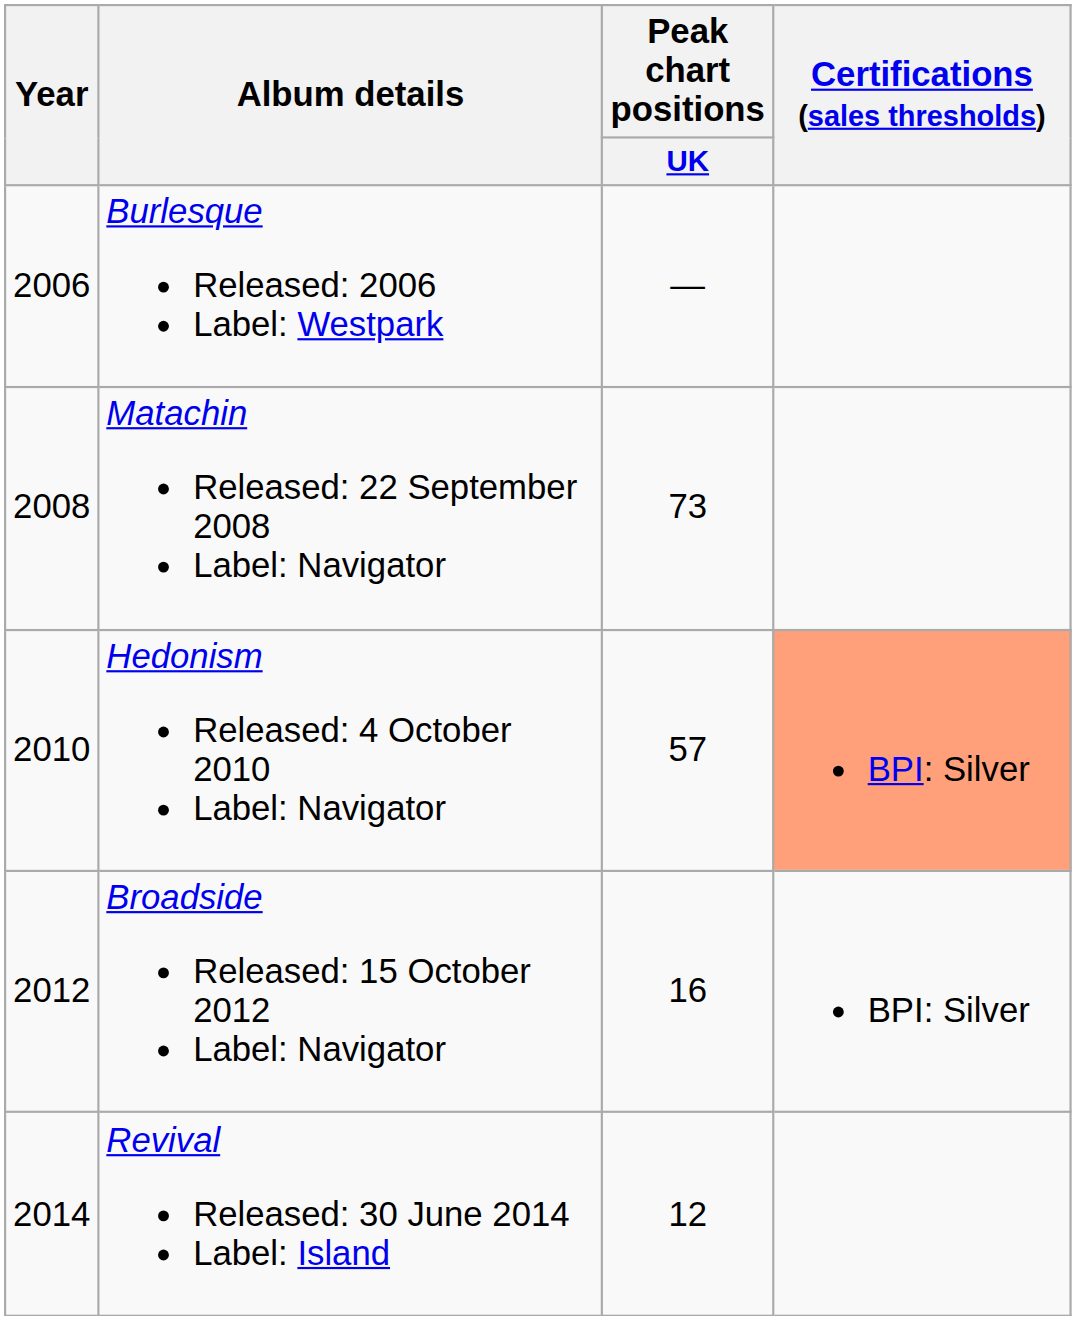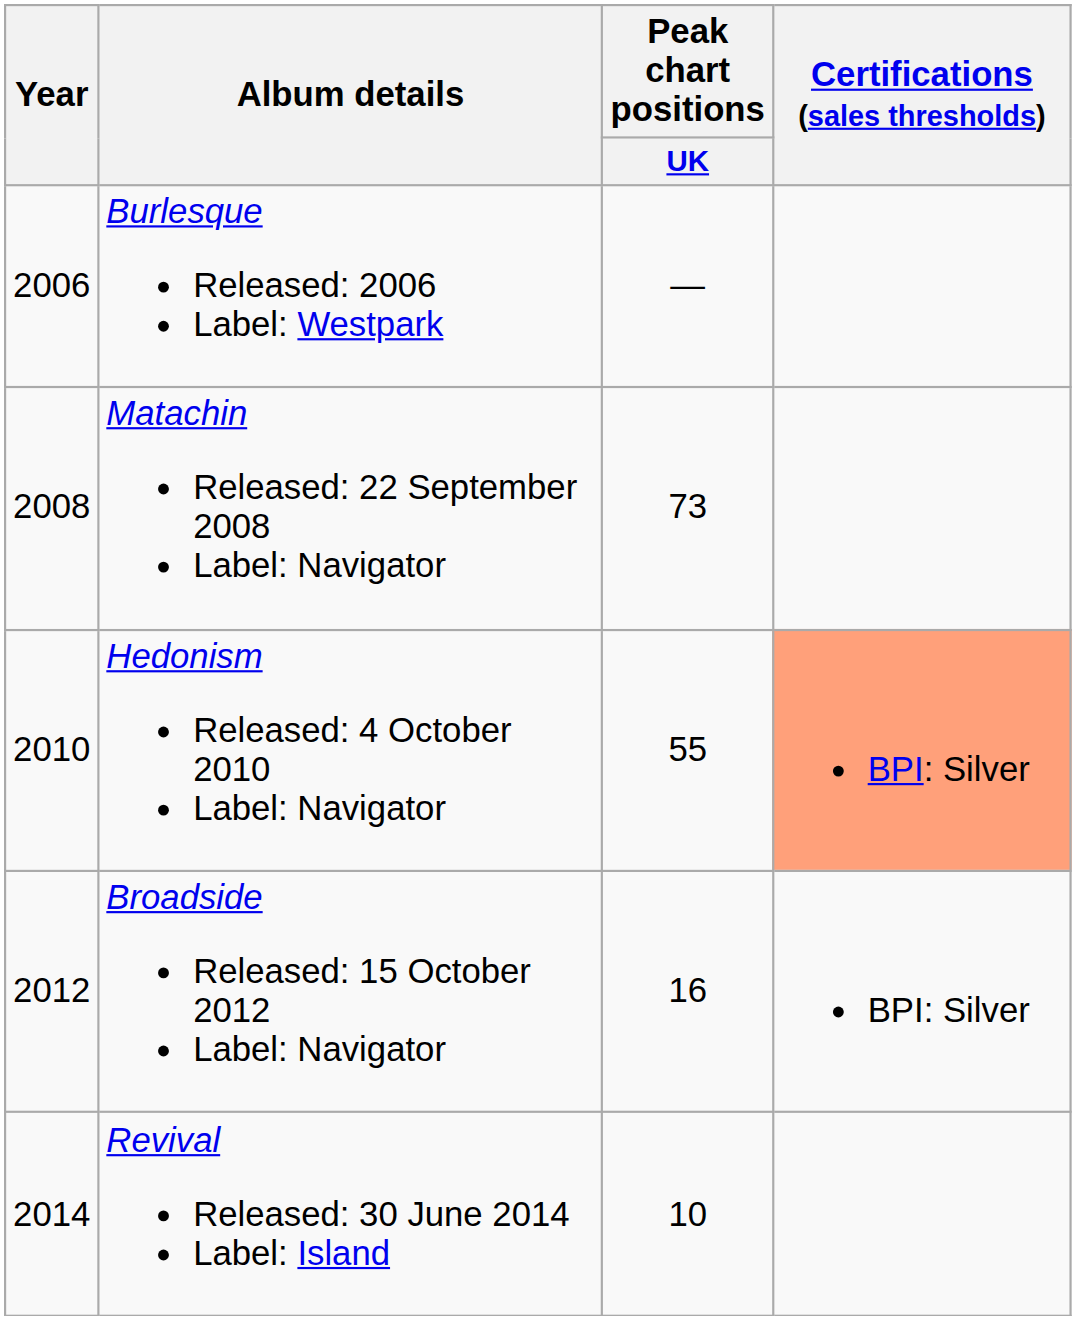(688, 749) 57 -> (688, 749) 55
(688, 1213) 12 -> (688, 1213) 10
